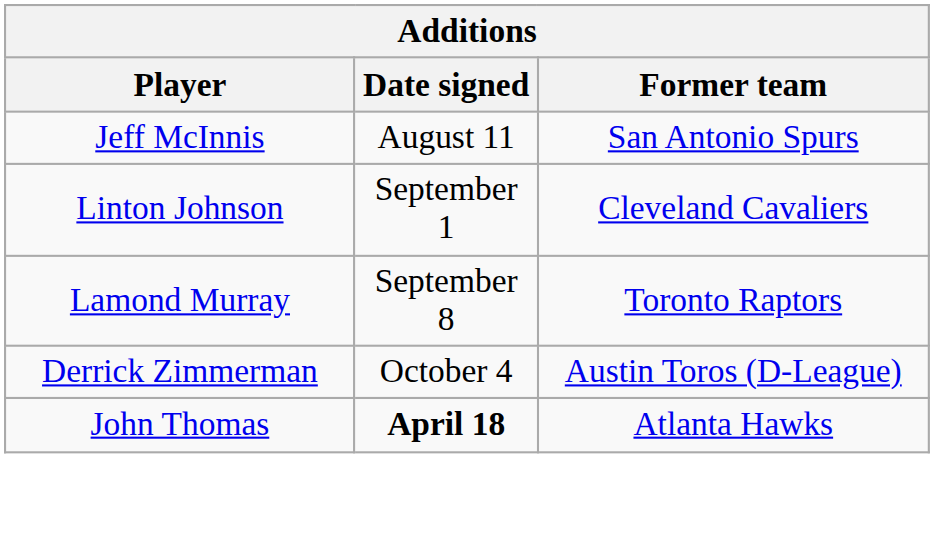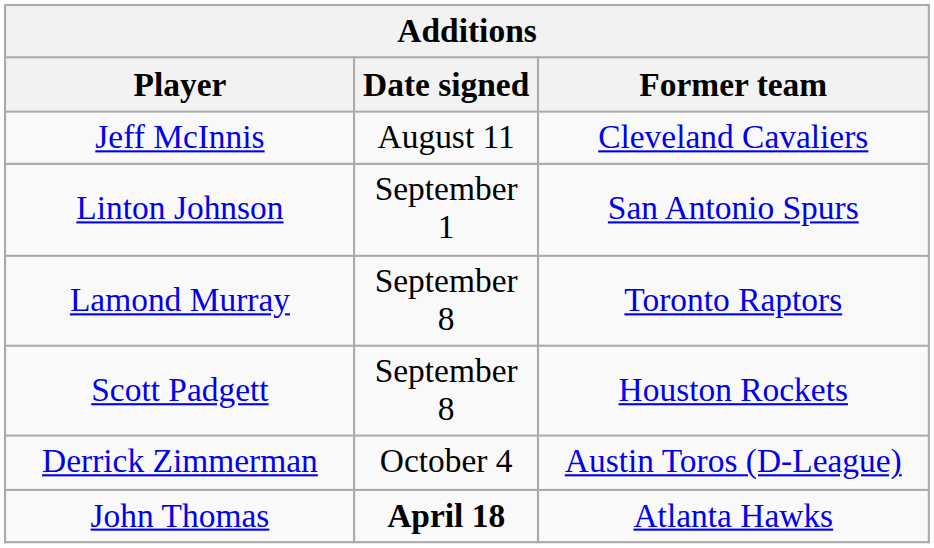(733, 137) San Antonio Spurs -> (733, 137) Cleveland Cavaliers
(733, 208) Cleveland Cavaliers -> (733, 208) San Antonio Spurs
+ row: (180, 390)
